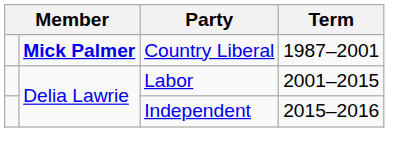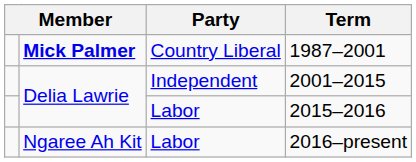(169, 80) Labor -> (204, 80) Independent
(198, 111) Independent -> (175, 111) Labor
+ row: (348, 141)
